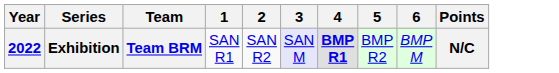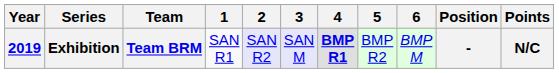+ column: (469, 17)
(24, 48) 2022 -> (24, 48) 2019
(262, 48) no background -> (262, 48) lavender background
